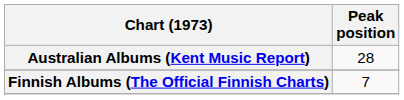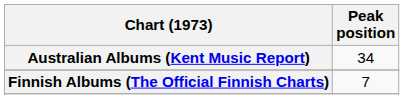(366, 57) 28 -> (366, 57) 34
